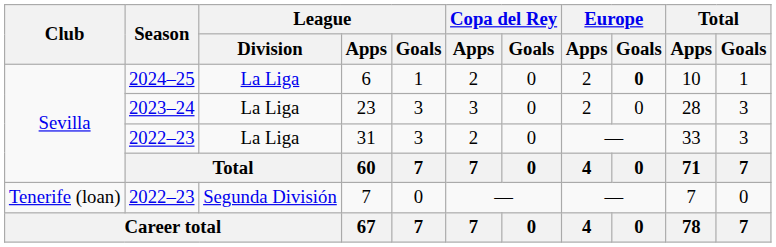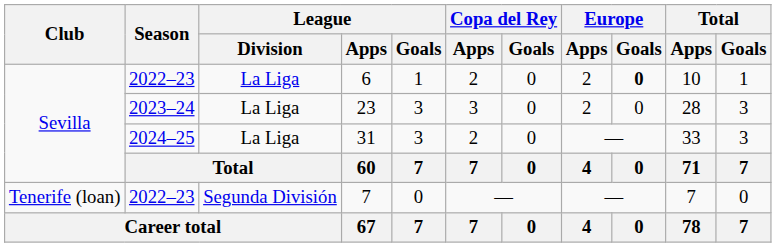(162, 78) 2024–25 -> (162, 78) 2022–23
(162, 138) 2022–23 -> (162, 138) 2024–25
